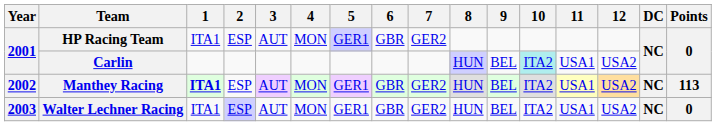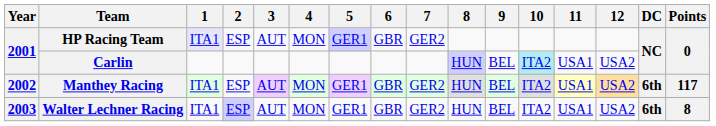(205, 39) no background -> (205, 39) lavender background
(205, 86) bold -> (205, 86) normal
(653, 86) NC -> (652, 86) 6th
(689, 86) 113 -> (687, 86) 117
(653, 109) NC -> (652, 109) 6th
(689, 109) 0 -> (687, 109) 8
